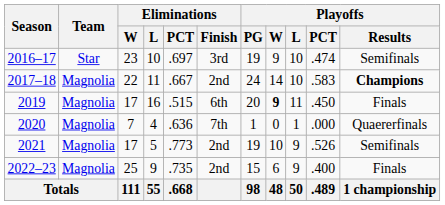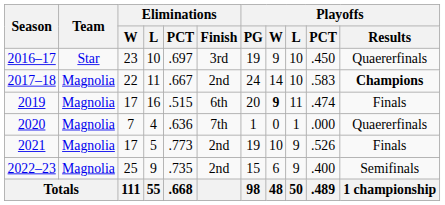(323, 59) .474 -> (323, 59) .450
(390, 59) Semifinals -> (390, 59) Quaererfinals
(323, 102) .450 -> (323, 102) .474
(390, 146) Semifinals -> (390, 146) Finals
(390, 168) Finals -> (390, 168) Semifinals
